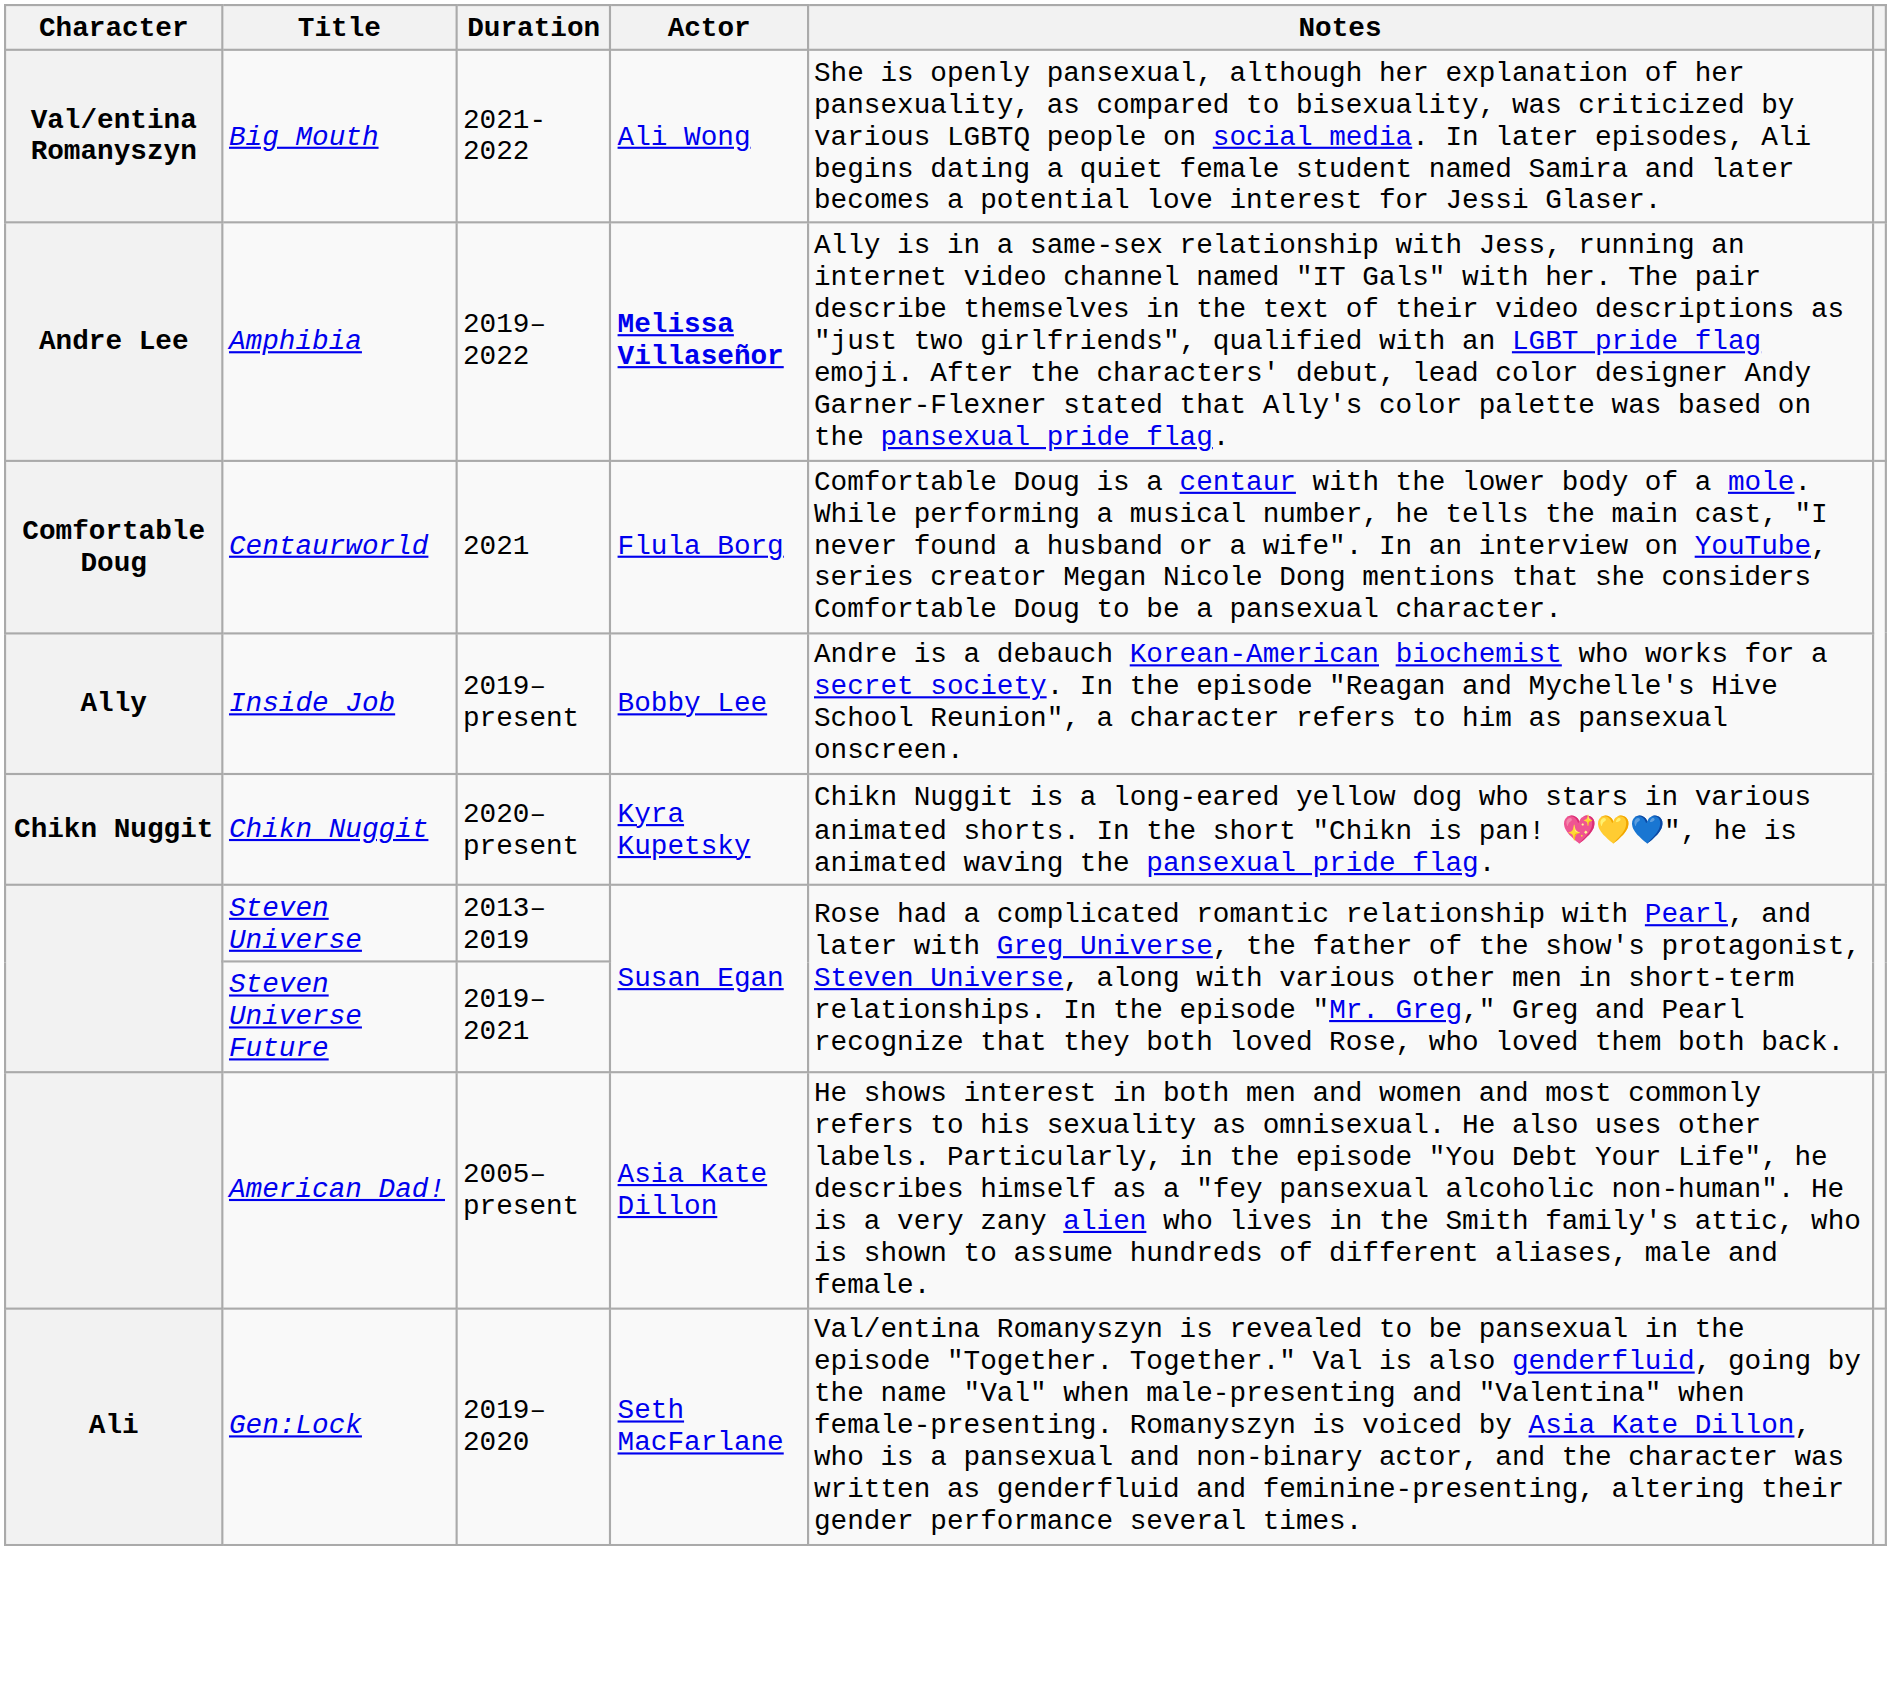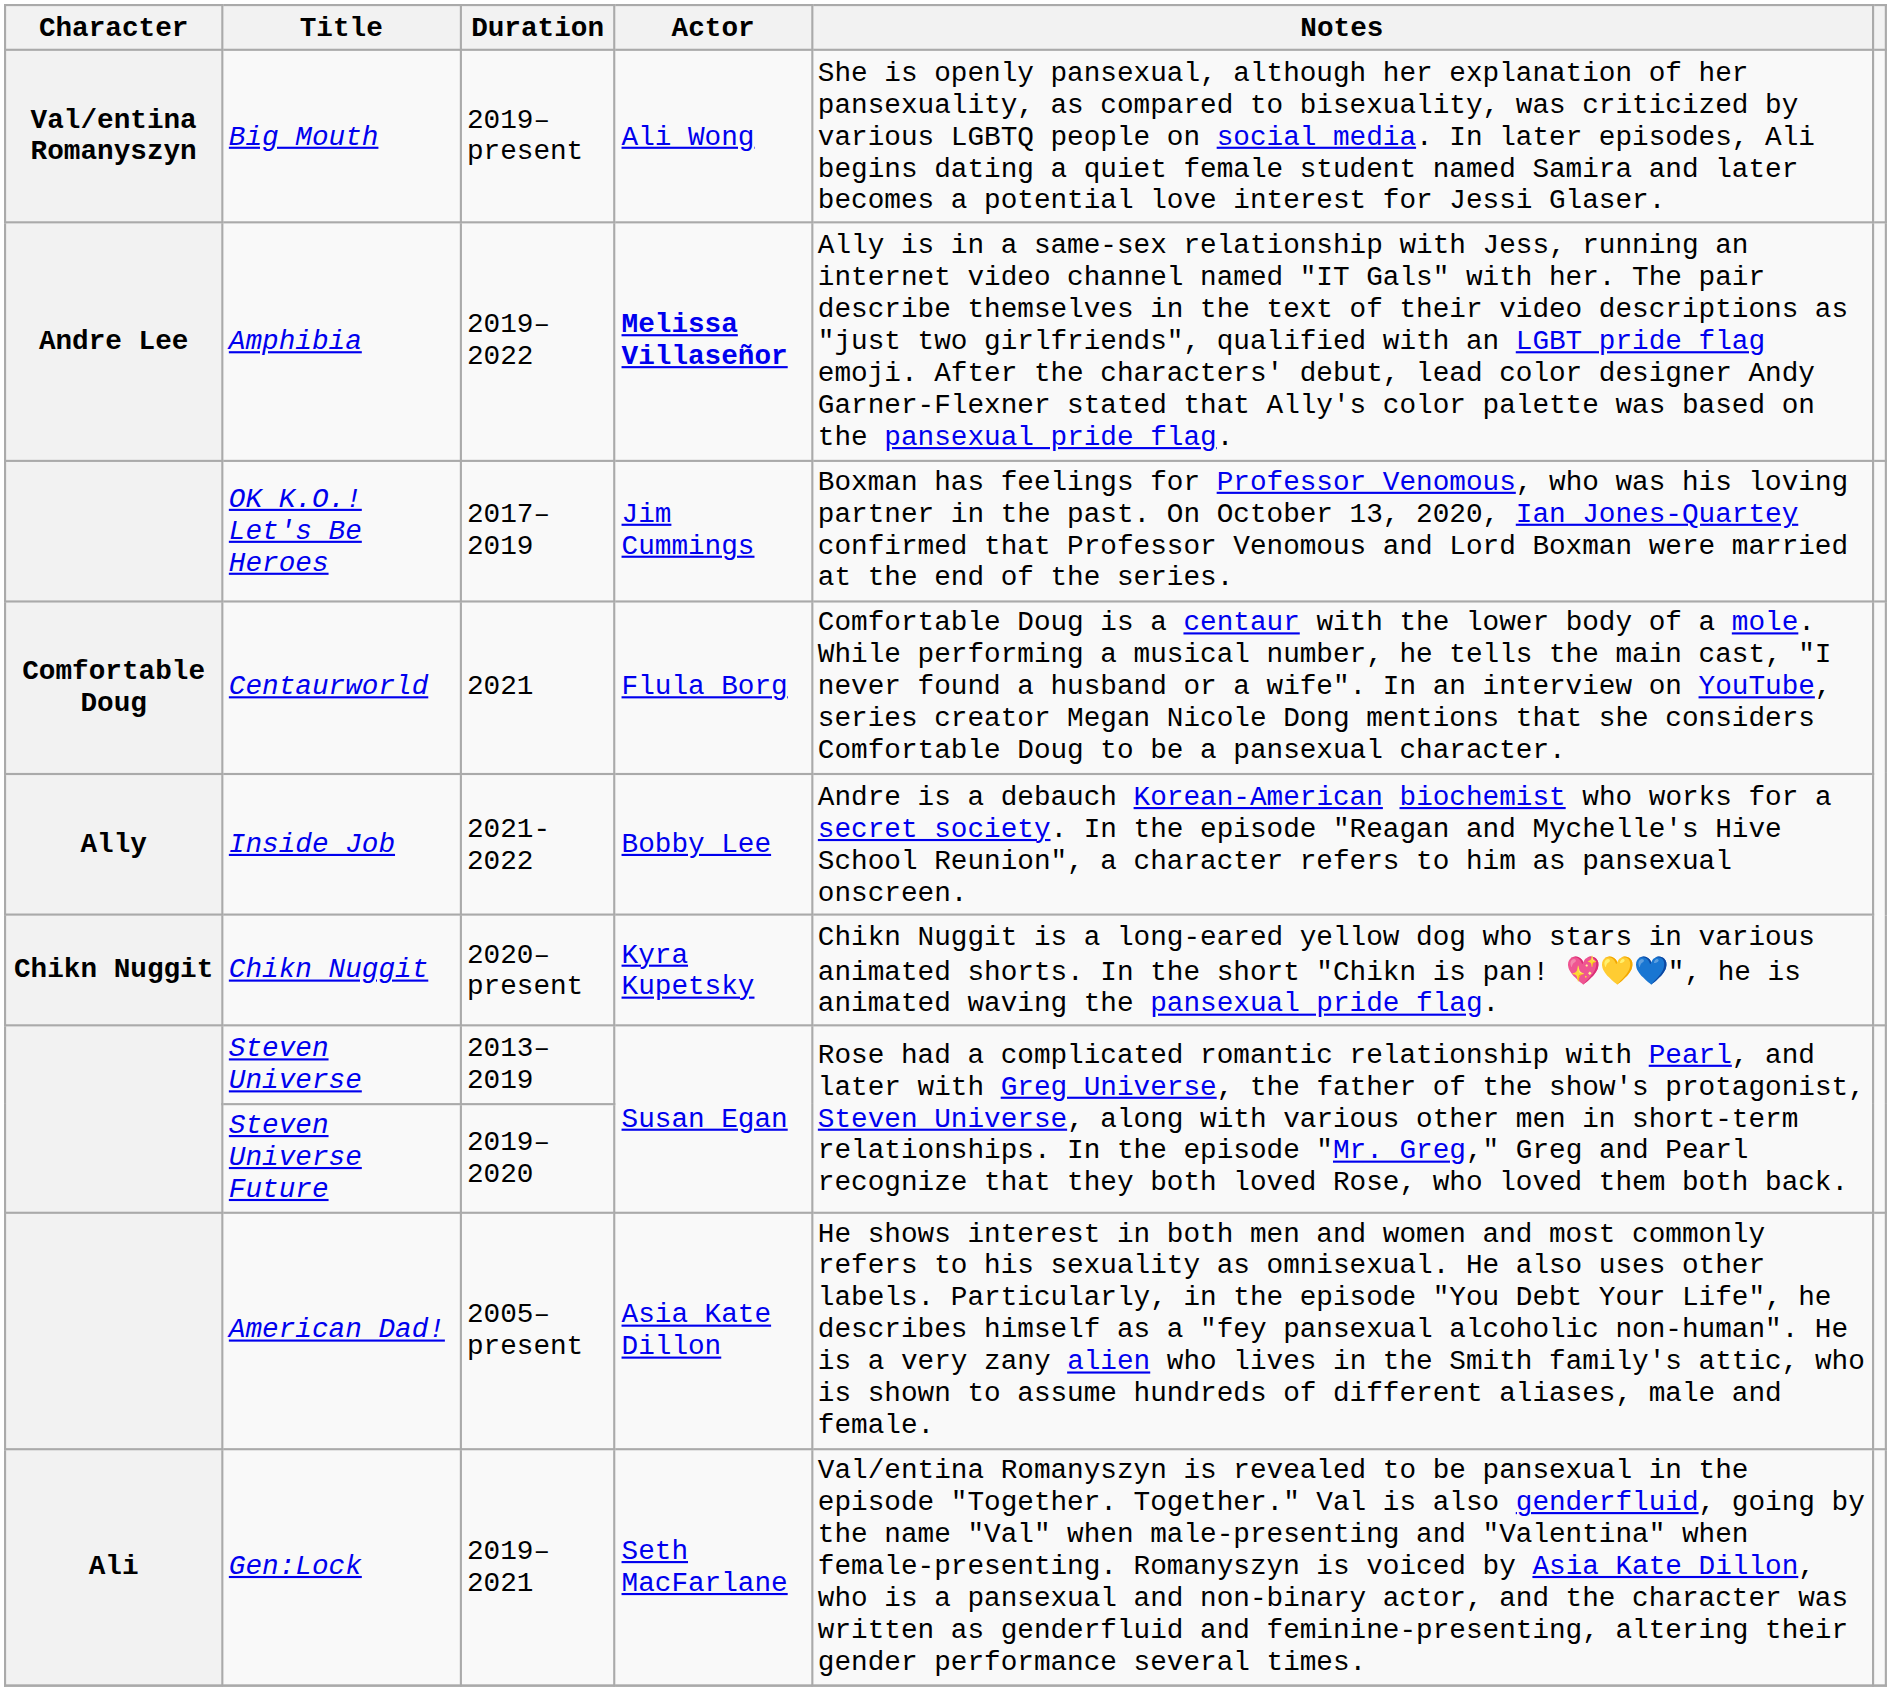(504, 137) 2021-2022 -> (525, 137) 2019–present
+ row: (295, 530)
(521, 703) 2019–present -> (508, 844) 2021-2022
(504, 1017) 2019–2021 -> (508, 1158) 2019–2020
(504, 1426) 2019–2020 -> (508, 1567) 2019–2021
